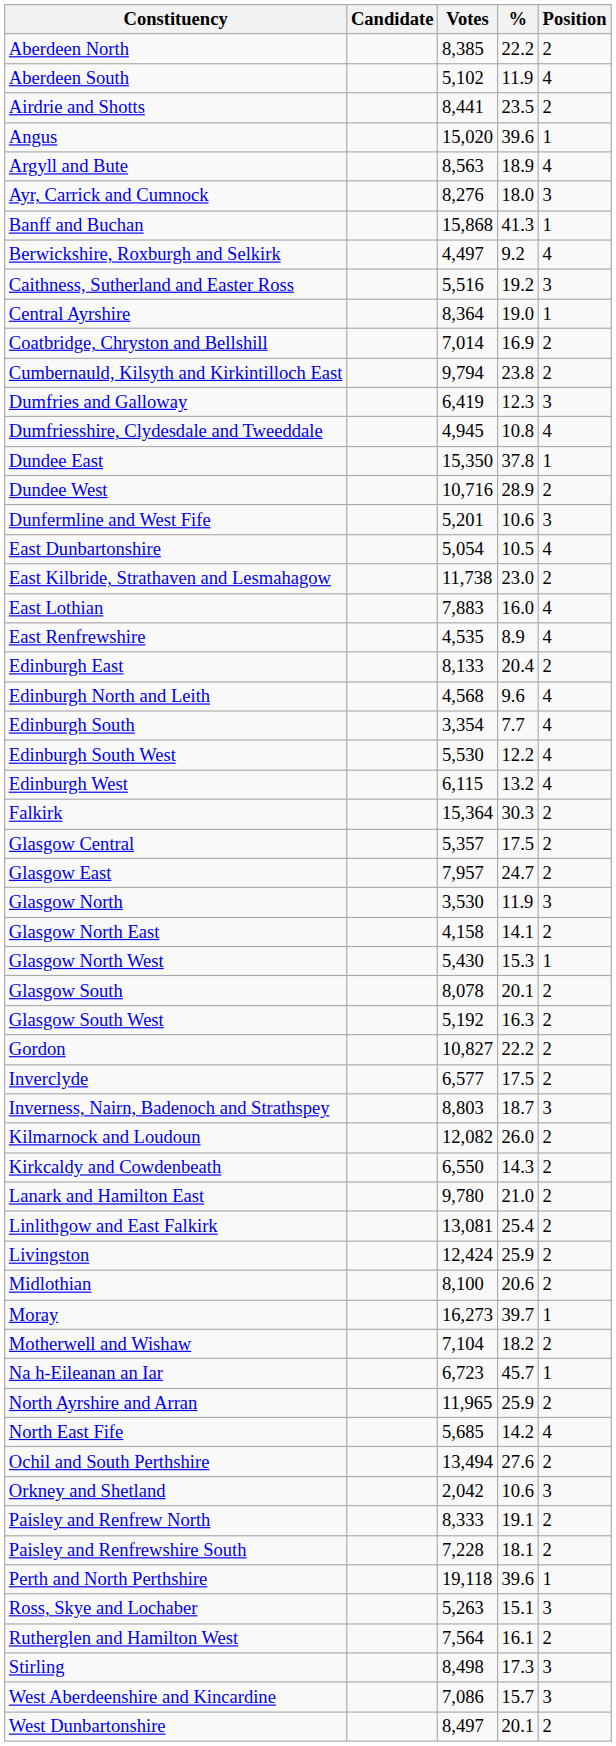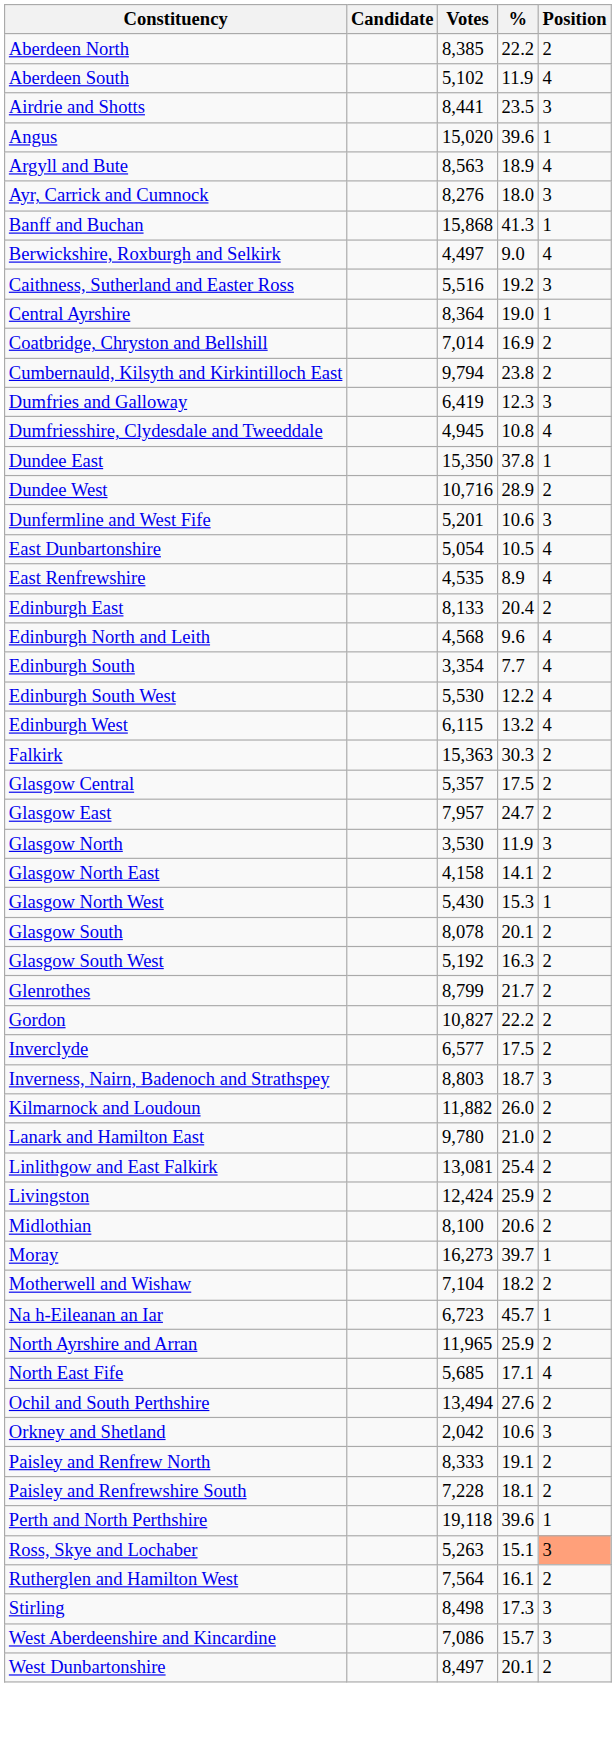(547, 107) 2 -> (547, 107) 3
(513, 254) 9.2 -> (513, 254) 9.0
- row: (170, 578)
- row: (56, 607)
(468, 813) 15,364 -> (468, 755) 15,363
+ row: (50, 990)
(468, 1137) 12,082 -> (467, 1108) 11,882
- row: (115, 1167)
(518, 1432) 14.2 -> (518, 1373) 17.1
(547, 1608) no background -> (547, 1549) lightsalmon background
